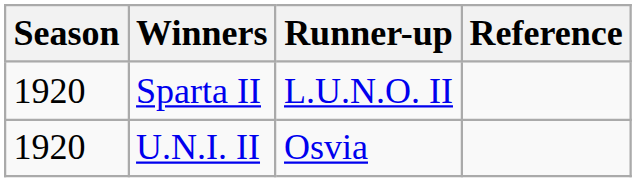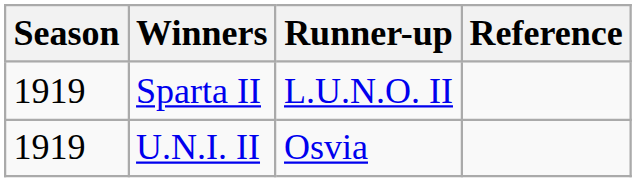(49, 90) 1920 -> (49, 90) 1919
(49, 147) 1920 -> (49, 147) 1919
